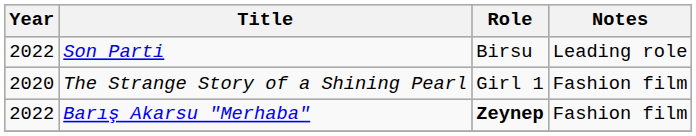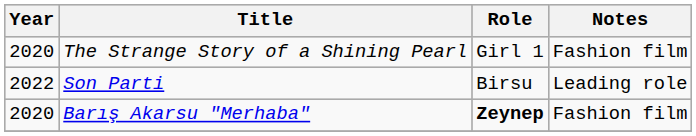rows swapped: (265, 83) <-> (114, 52)
(32, 115) 2022 -> (32, 115) 2020
